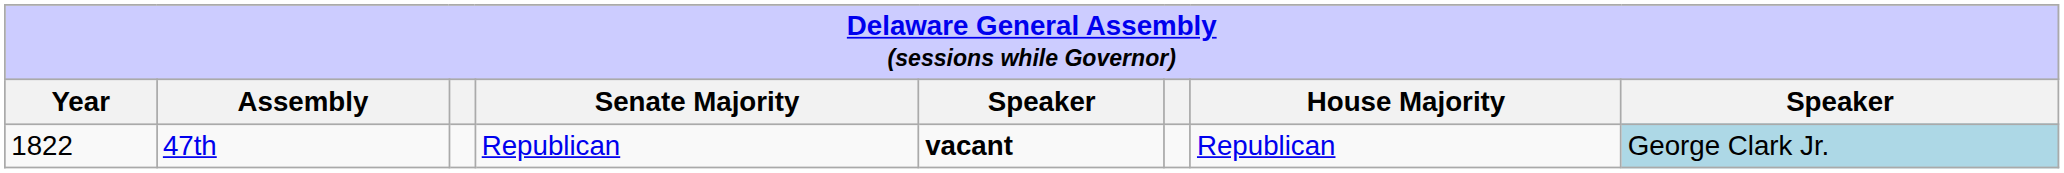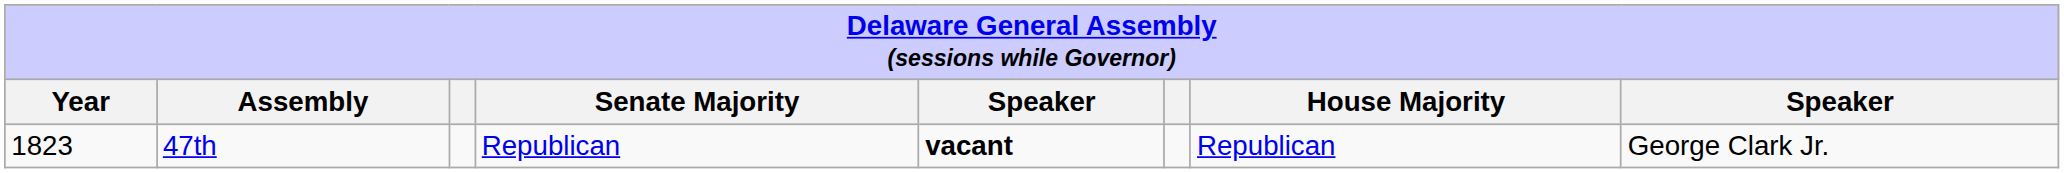(42, 145) 1822 -> (42, 145) 1823
(1729, 145) lightblue background -> (1729, 145) no background
